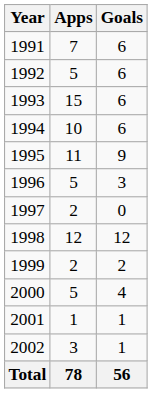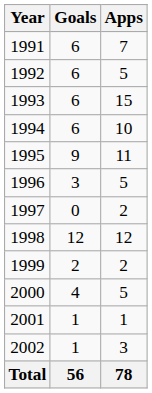columns swapped: (73, 18) <-> (122, 18)
